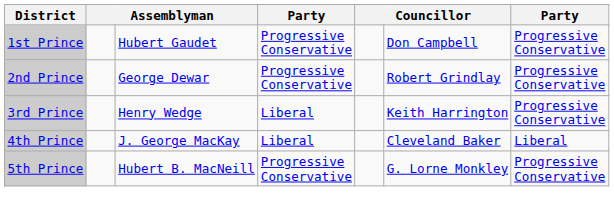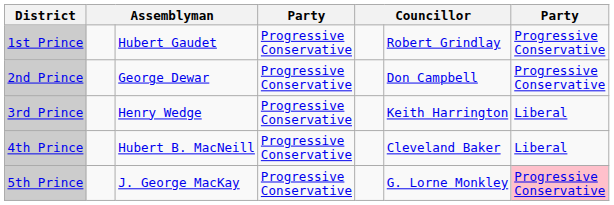(432, 43) Don Campbell -> (444, 43) Robert Grindlay
(444, 78) Robert Grindlay -> (432, 78) Don Campbell
(287, 113) Liberal -> (306, 113) Progressive Conservative
(560, 113) Progressive Conservative -> (541, 113) Liberal
(179, 141) J. George MacKay -> (187, 148) Hubert B. MacNeill
(287, 141) Liberal -> (306, 148) Progressive Conservative
(187, 168) Hubert B. MacNeill -> (179, 183) J. George MacKay
(560, 168) no background -> (560, 183) pink background
